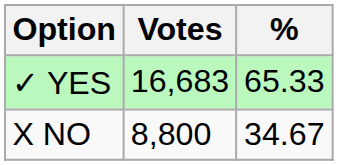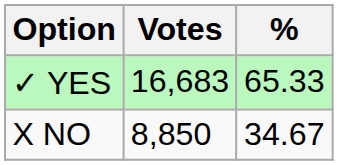(171, 134) 8,800 -> (171, 134) 8,850
